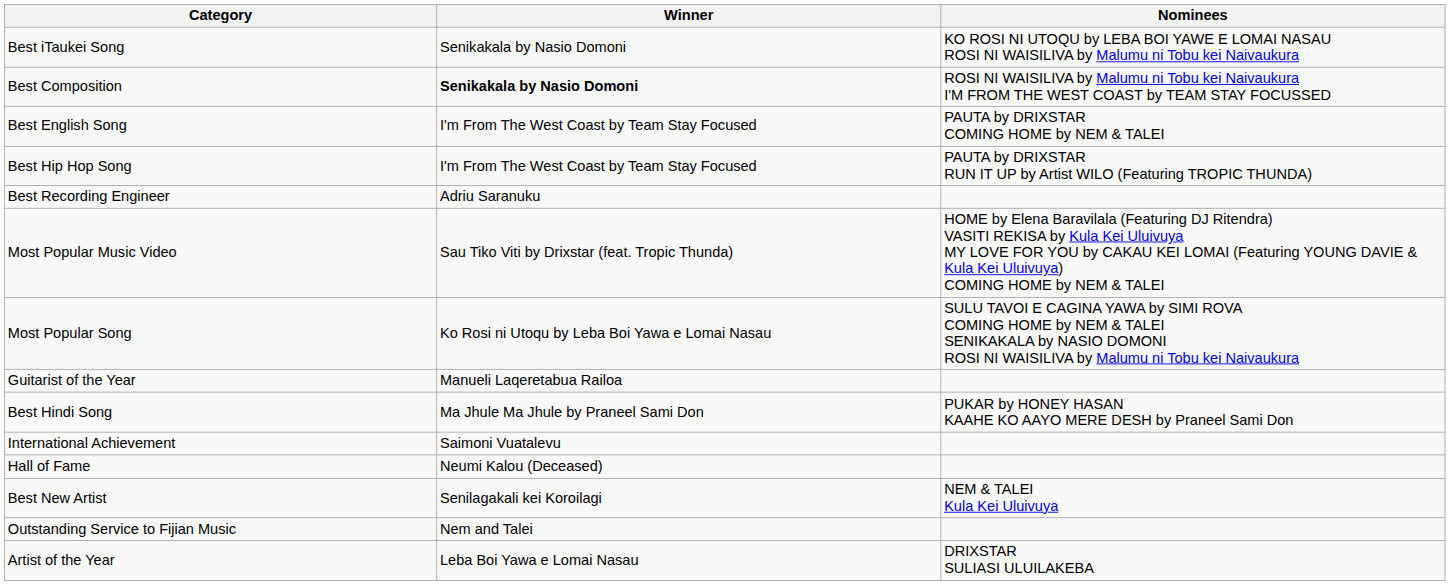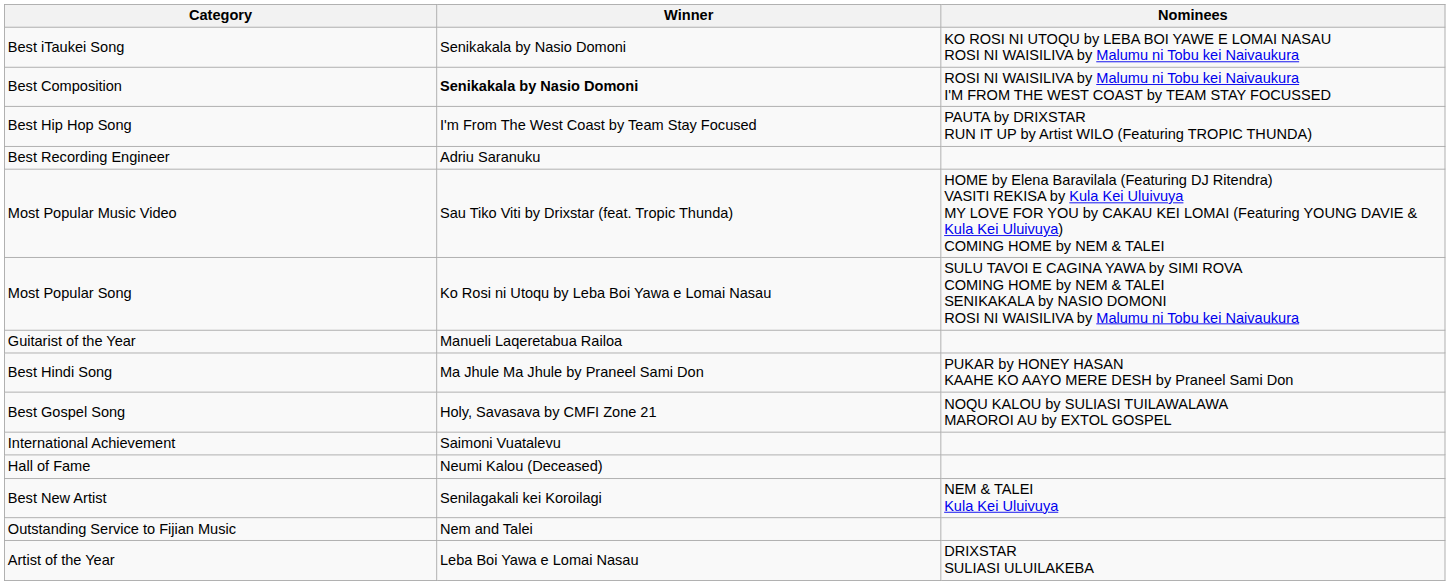- row: (67, 126)
+ row: (66, 412)
